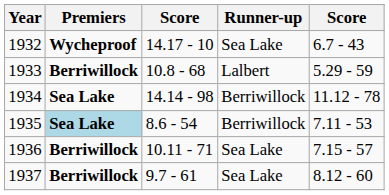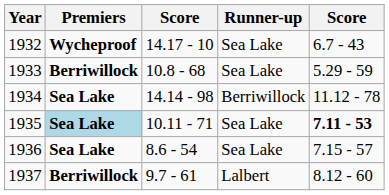(245, 70) Lalbert -> (252, 70) Sea Lake
(171, 123) 8.6 - 54 -> (179, 123) 10.11 - 71
(263, 123) Berriwillock -> (252, 123) Sea Lake
(343, 123) normal -> (342, 123) bold
(94, 149) Berriwillock -> (82, 149) Sea Lake
(179, 149) 10.11 - 71 -> (171, 149) 8.6 - 54
(252, 176) Sea Lake -> (245, 176) Lalbert
